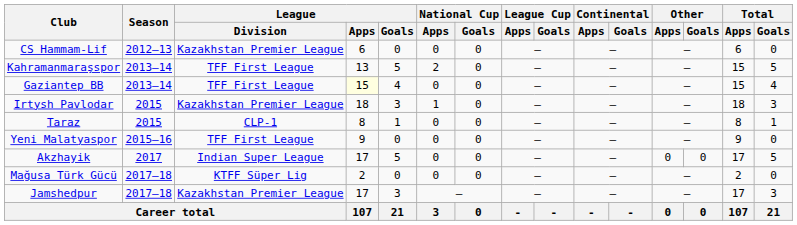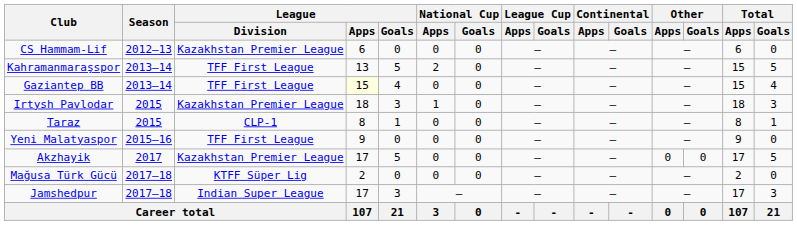(260, 158) Indian Super League -> (260, 158) Kazakhstan Premier League
(260, 194) Kazakhstan Premier League -> (260, 194) Indian Super League
